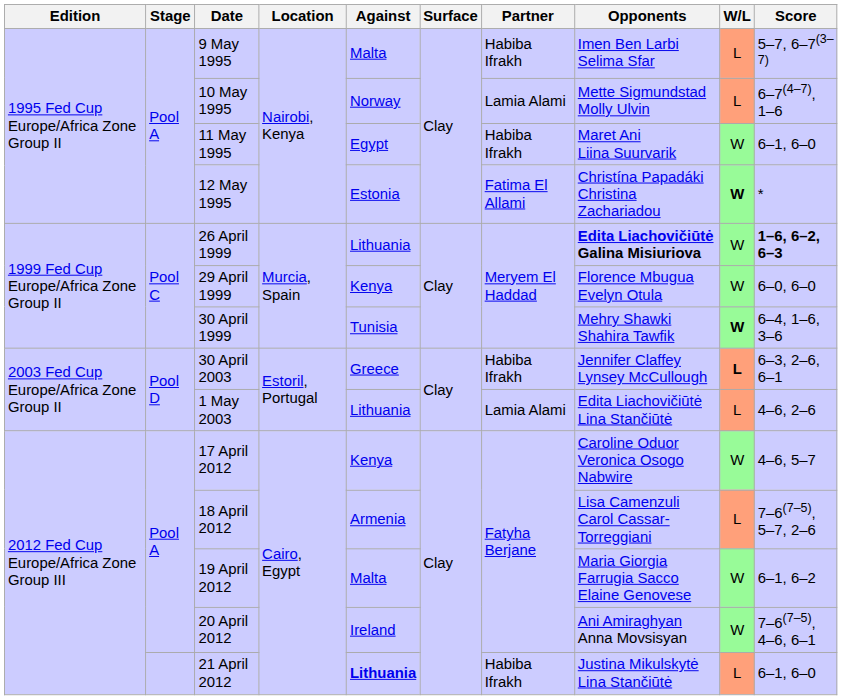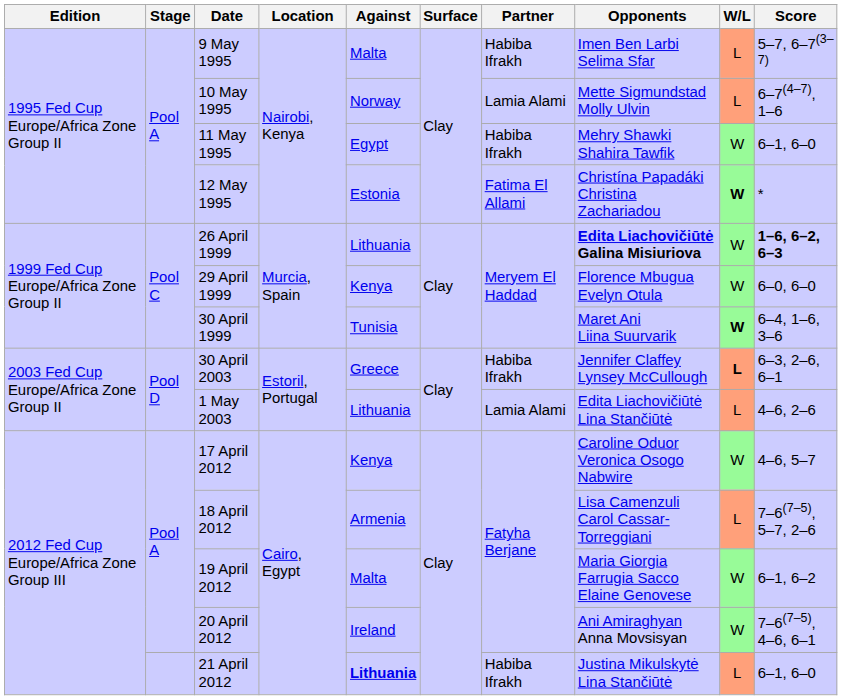(627, 143) Maret Ani Liina Suurvarik -> (626, 143) Mehry Shawki Shahira Tawfik
(626, 326) Mehry Shawki Shahira Tawfik -> (627, 326) Maret Ani Liina Suurvarik
